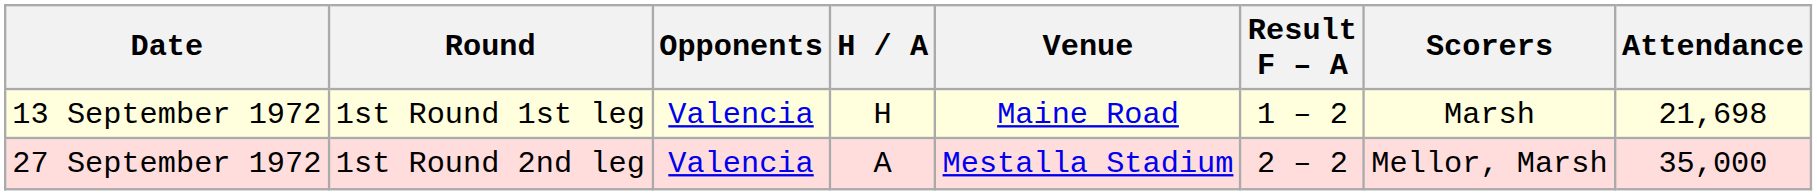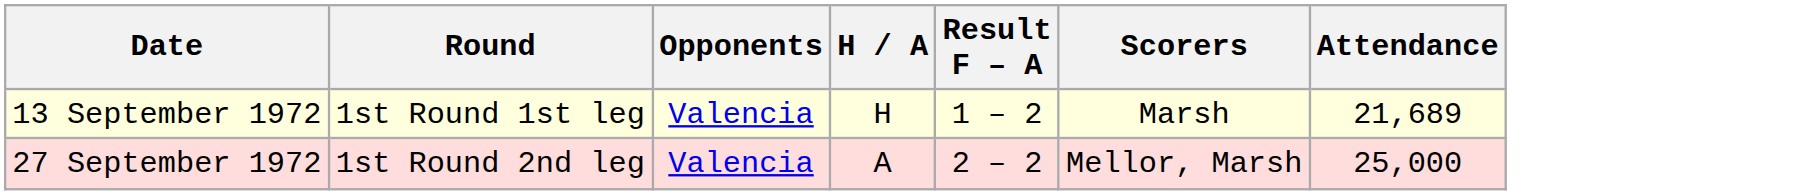- column: (1088, 47)
(1713, 114) 21,698 -> (1408, 114) 21,689
(1713, 164) 35,000 -> (1408, 164) 25,000
